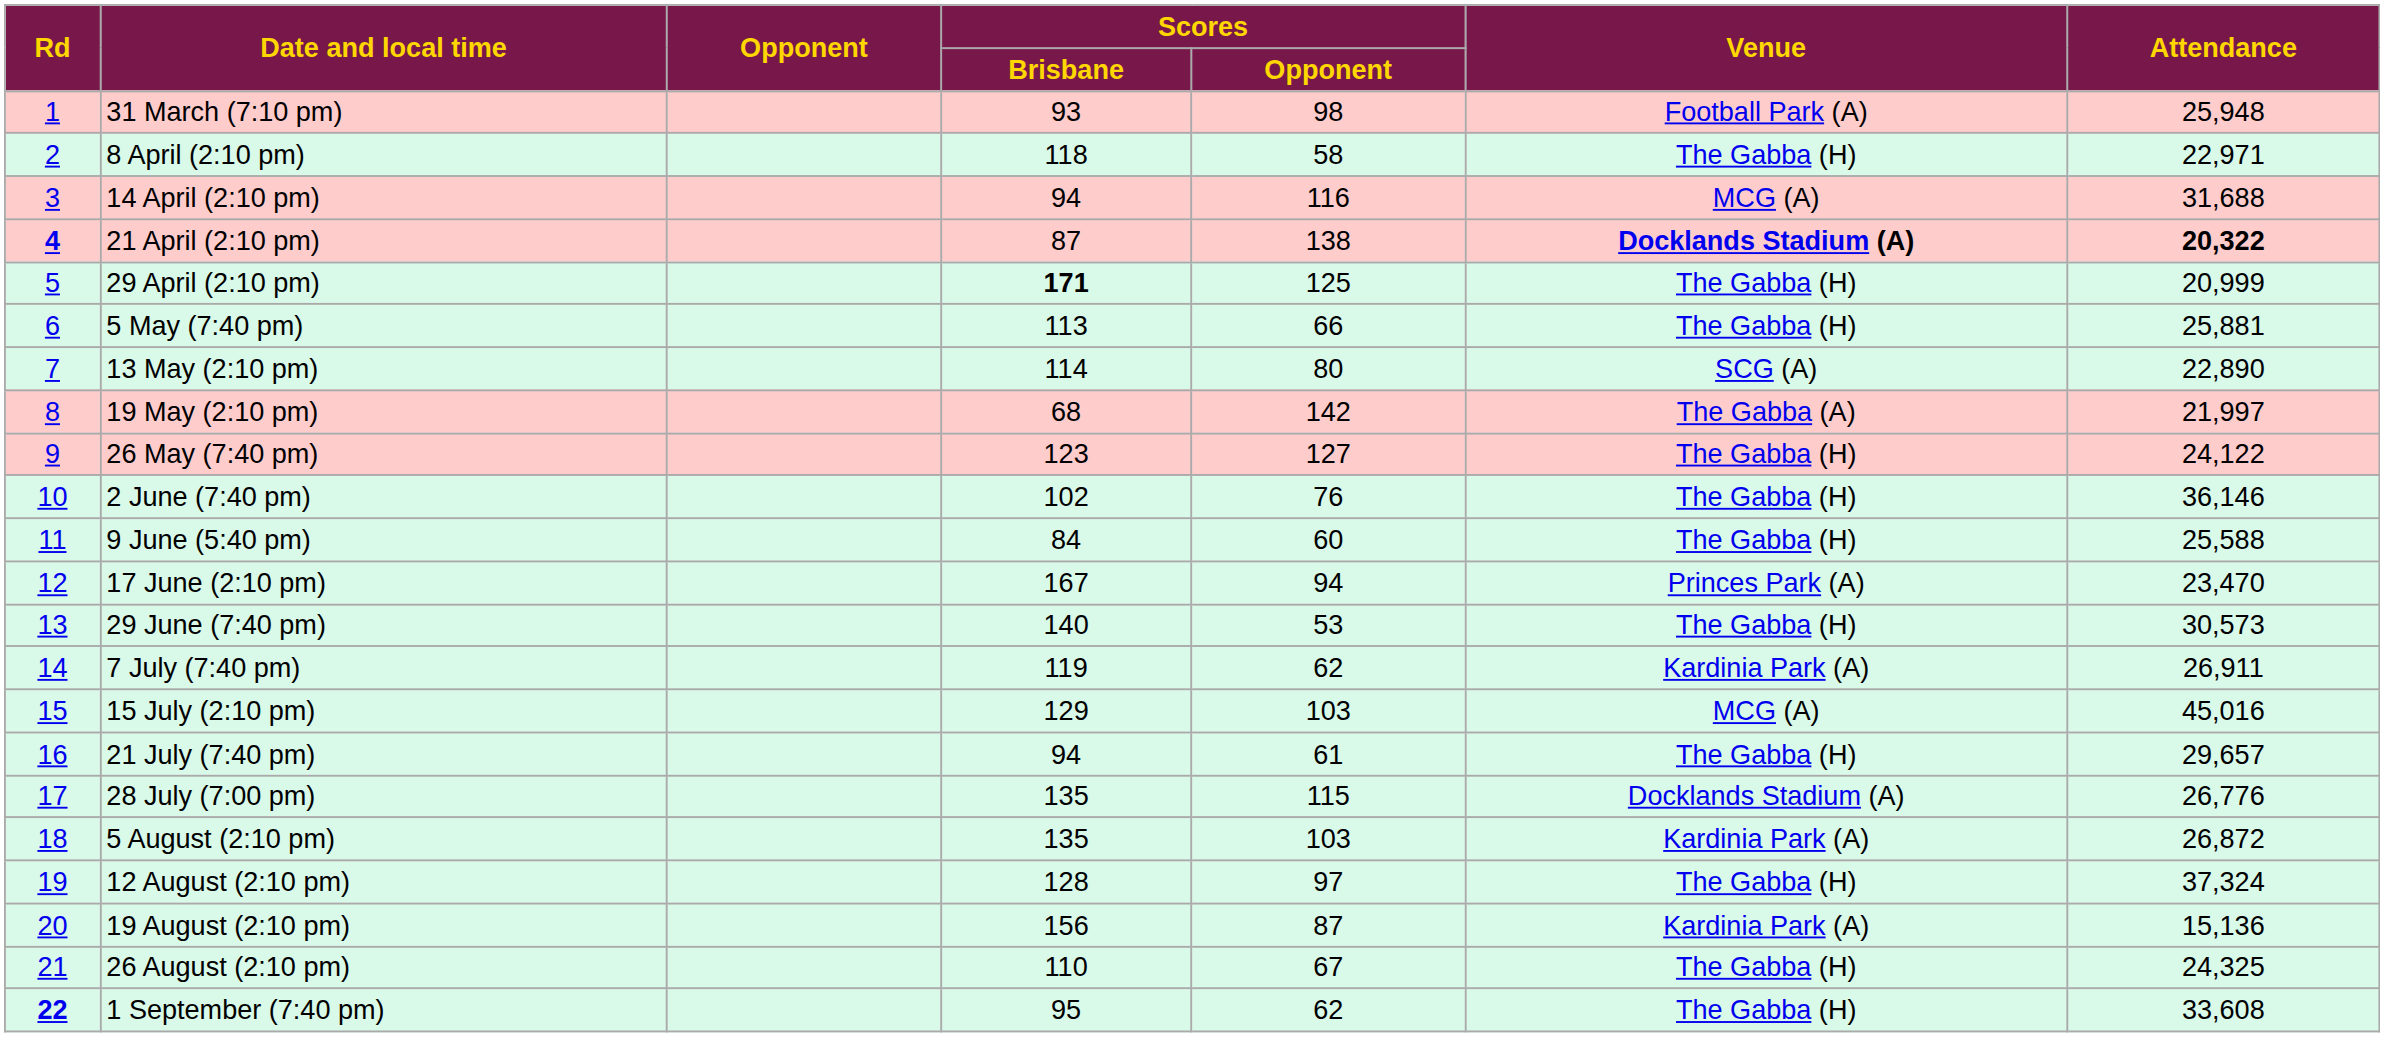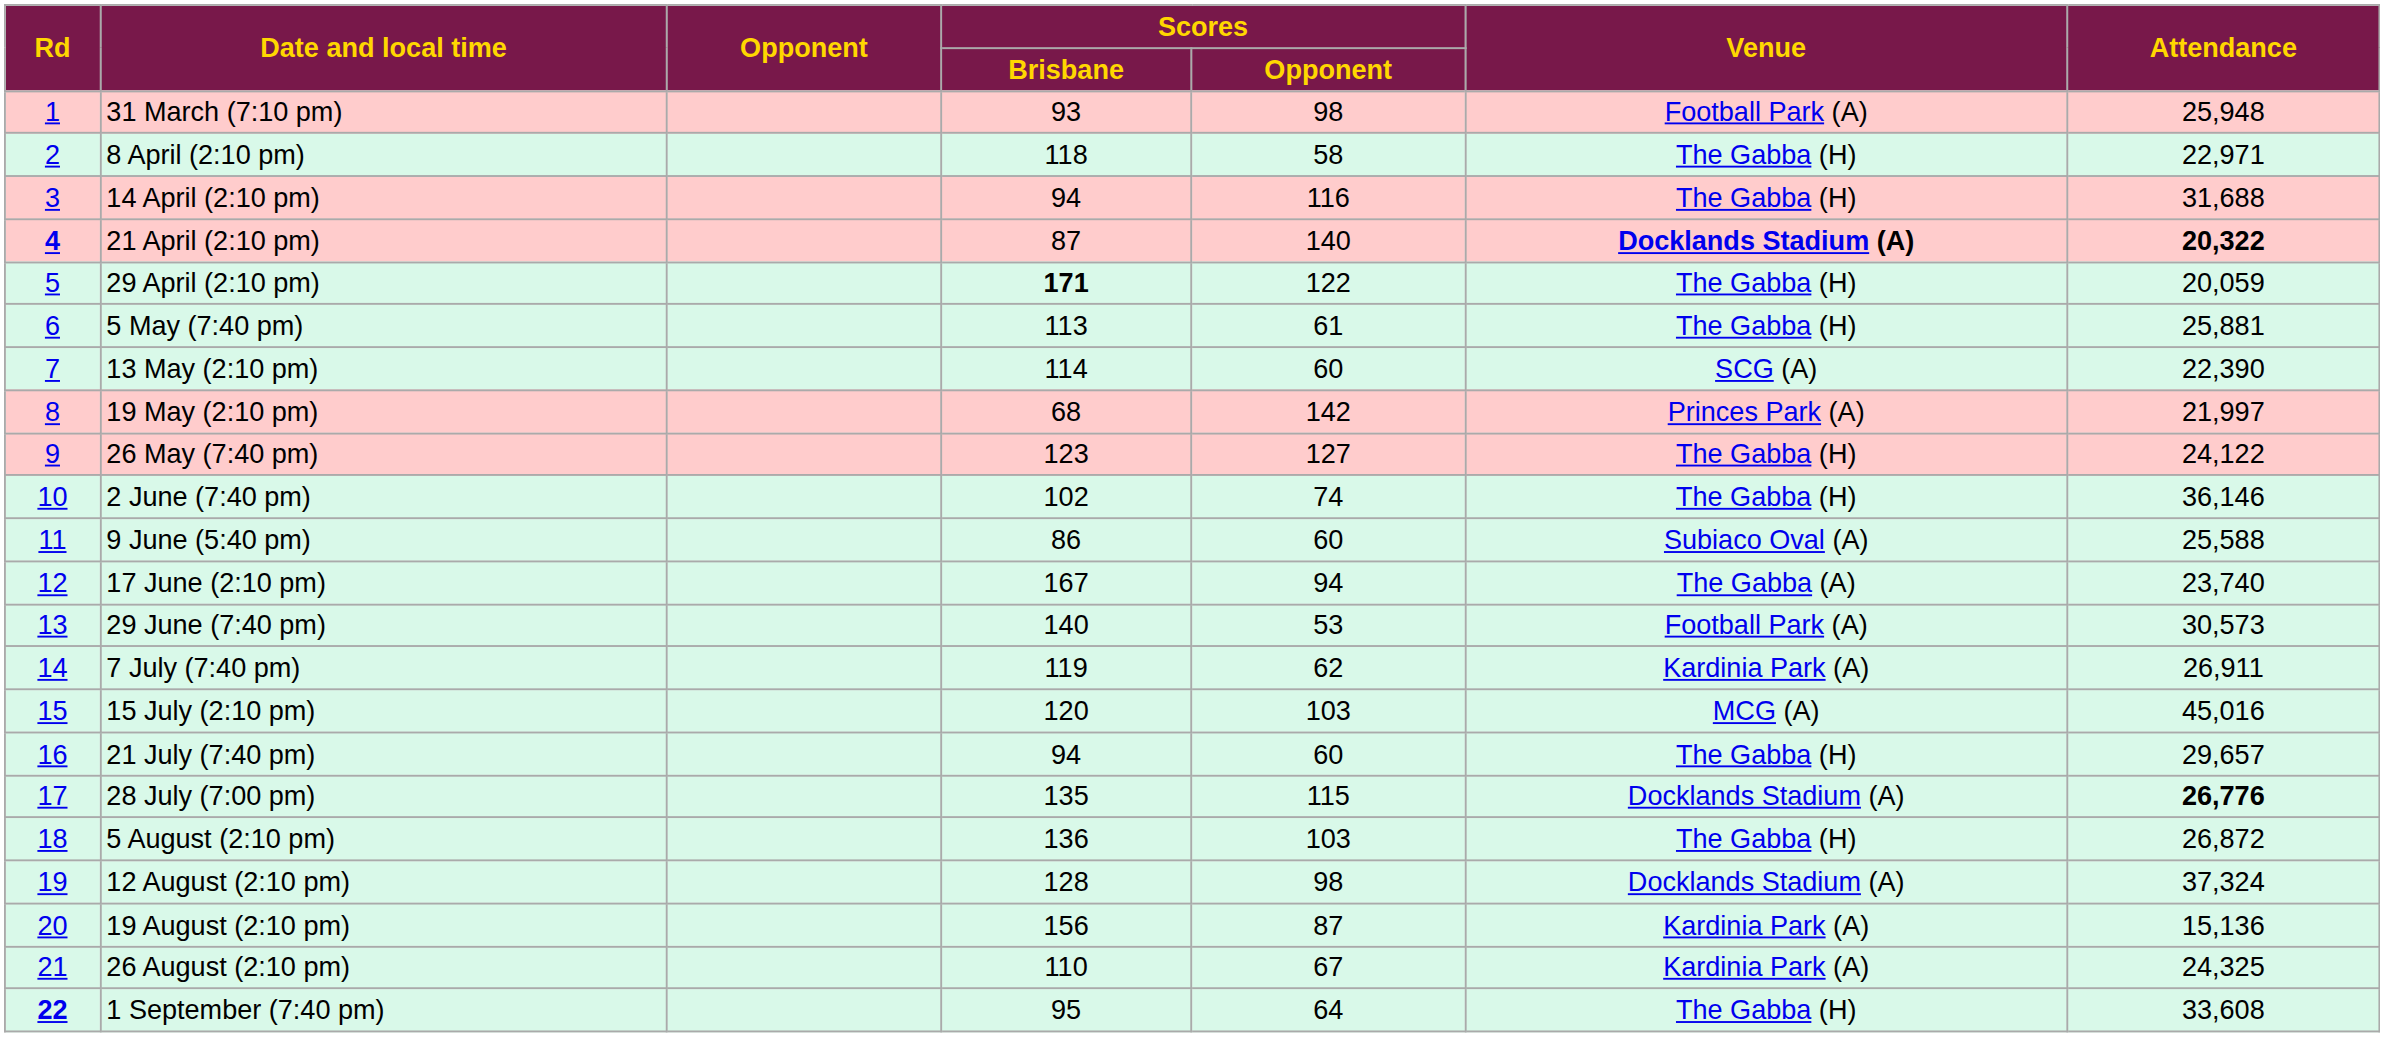(1766, 198) MCG (A) -> (1766, 198) The Gabba (H)
(1328, 241) 138 -> (1328, 241) 140
(1328, 283) 125 -> (1328, 283) 122
(2223, 283) 20,999 -> (2223, 283) 20,059
(1328, 326) 66 -> (1328, 326) 61
(1328, 369) 80 -> (1328, 369) 60
(2223, 369) 22,890 -> (2223, 369) 22,390
(1766, 412) The Gabba (A) -> (1766, 412) Princes Park (A)
(1328, 497) 76 -> (1328, 497) 74
(1066, 540) 84 -> (1066, 540) 86
(1766, 540) The Gabba (H) -> (1766, 540) Subiaco Oval (A)
(1766, 583) Princes Park (A) -> (1766, 583) The Gabba (A)
(2223, 583) 23,470 -> (2223, 583) 23,740
(1766, 625) The Gabba (H) -> (1766, 625) Football Park (A)
(1066, 711) 129 -> (1066, 711) 120
(1328, 754) 61 -> (1328, 754) 60
(2223, 797) normal -> (2223, 797) bold
(1066, 839) 135 -> (1066, 839) 136
(1766, 839) Kardinia Park (A) -> (1766, 839) The Gabba (H)
(1328, 882) 97 -> (1328, 882) 98
(1766, 882) The Gabba (H) -> (1766, 882) Docklands Stadium (A)
(1766, 968) The Gabba (H) -> (1766, 968) Kardinia Park (A)
(1328, 1010) 62 -> (1328, 1010) 64
